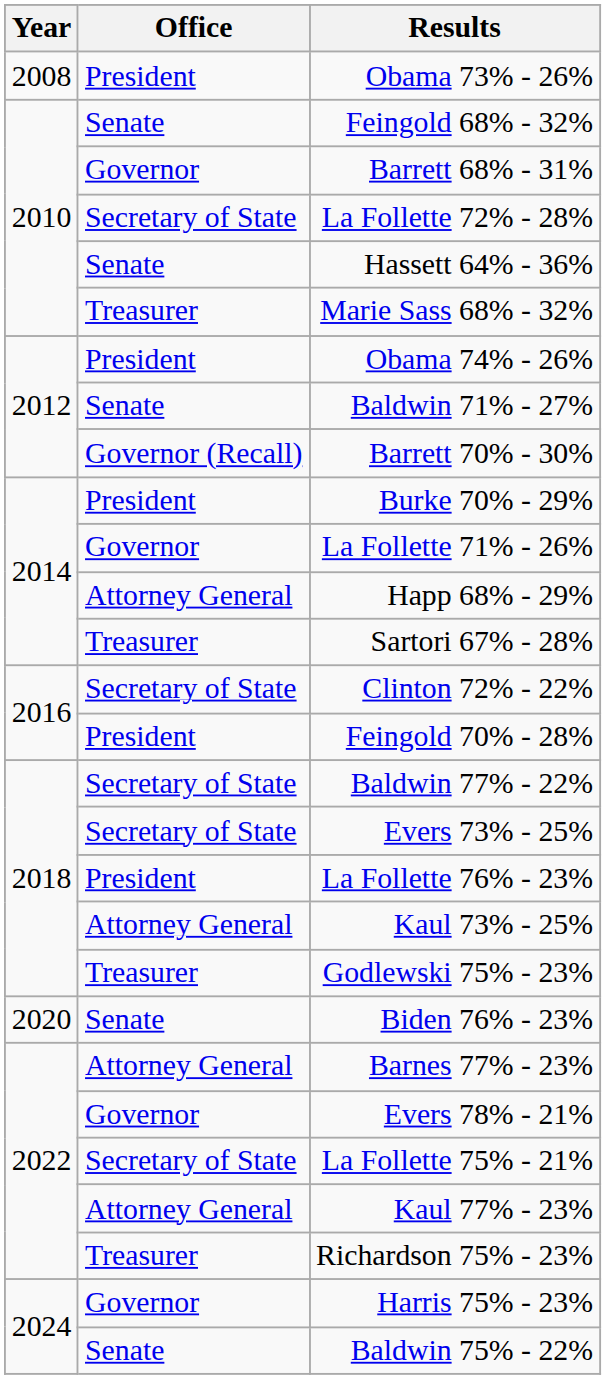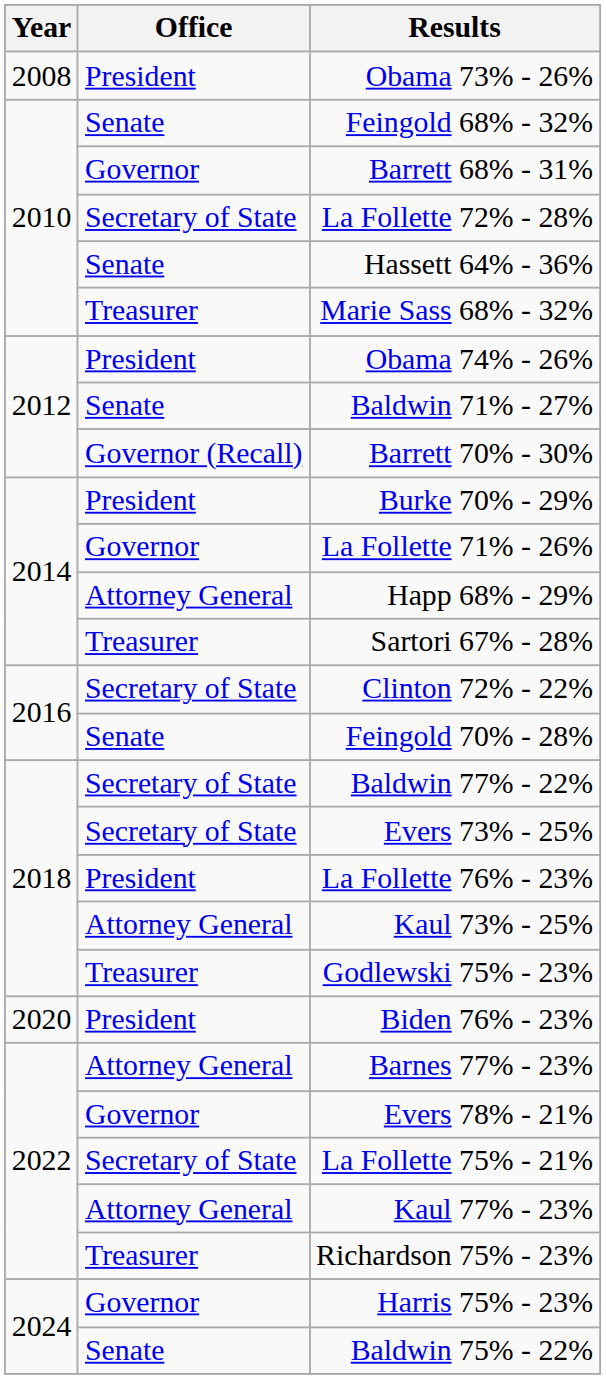(140, 736) President -> (125, 736) Senate
(125, 1019) Senate -> (140, 1019) President
